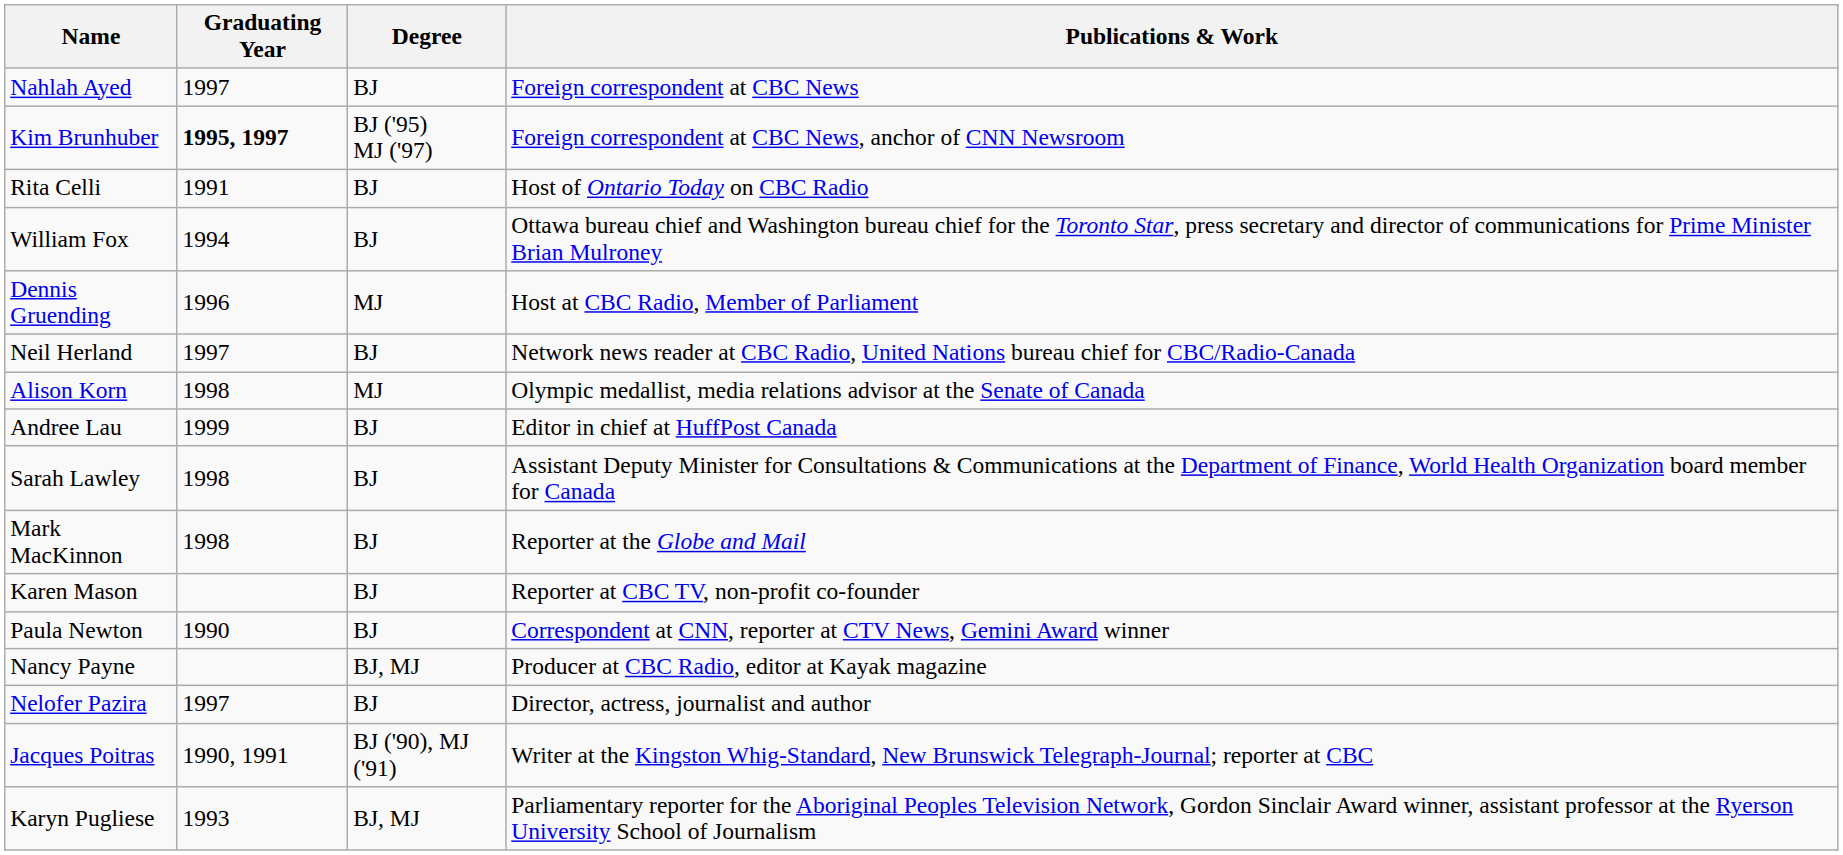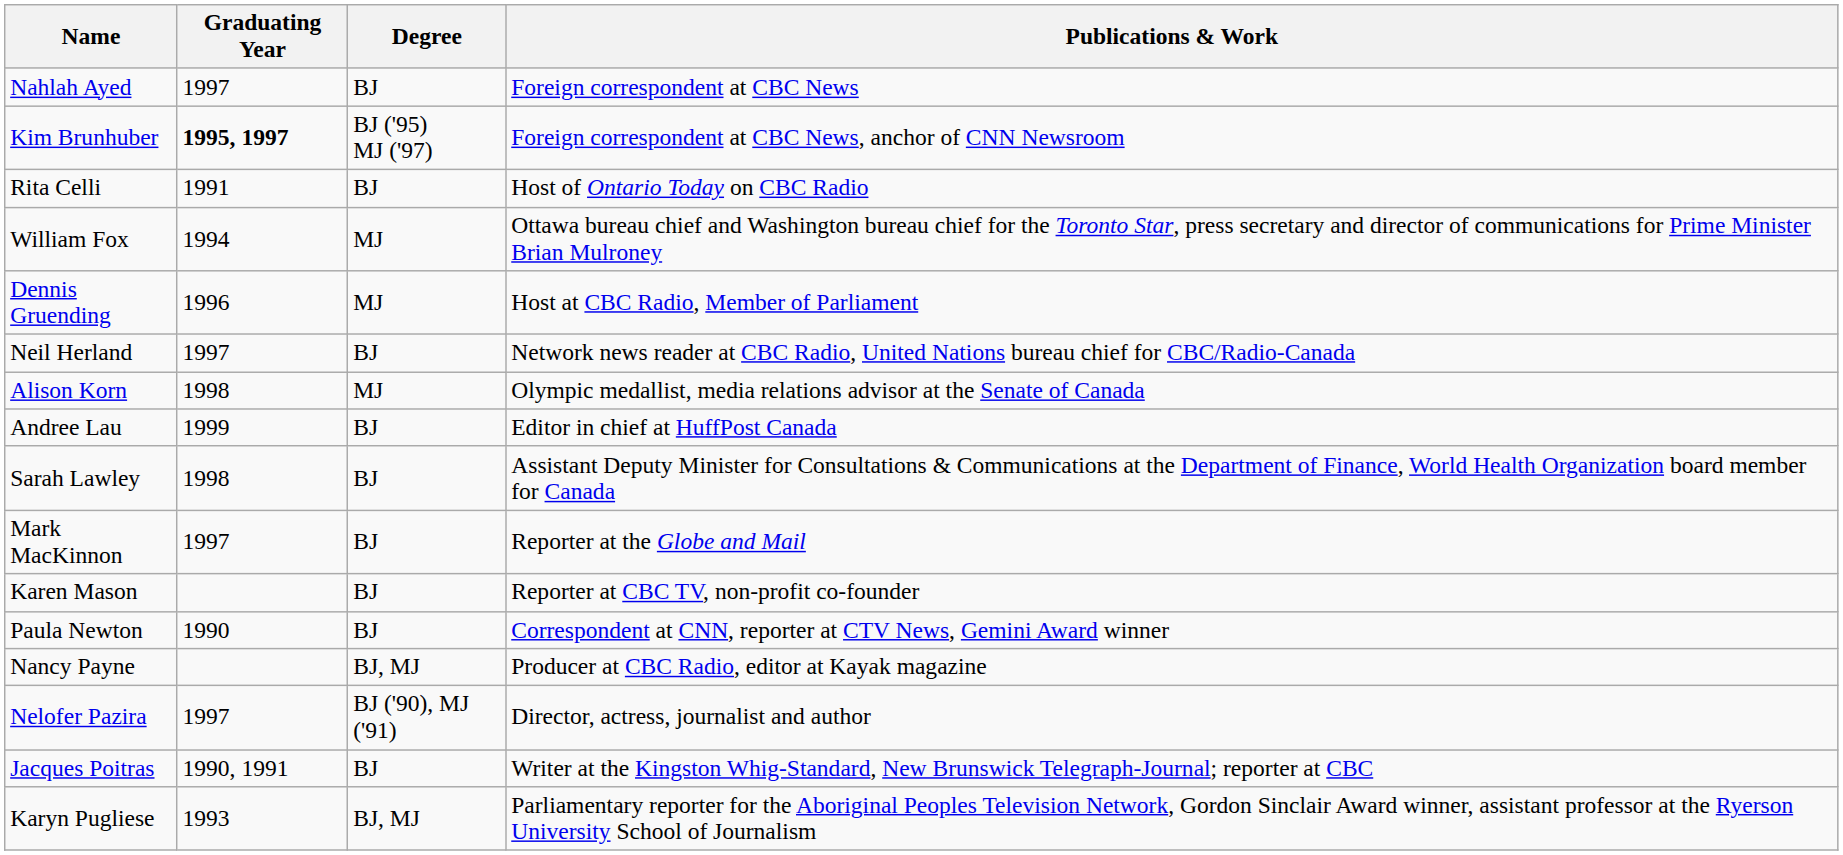(366, 238) BJ -> (368, 238) MJ
(206, 541) 1998 -> (206, 541) 1997
(366, 704) BJ -> (411, 717) BJ ('90), MJ ('91)
(411, 754) BJ ('90), MJ ('91) -> (366, 767) BJ
